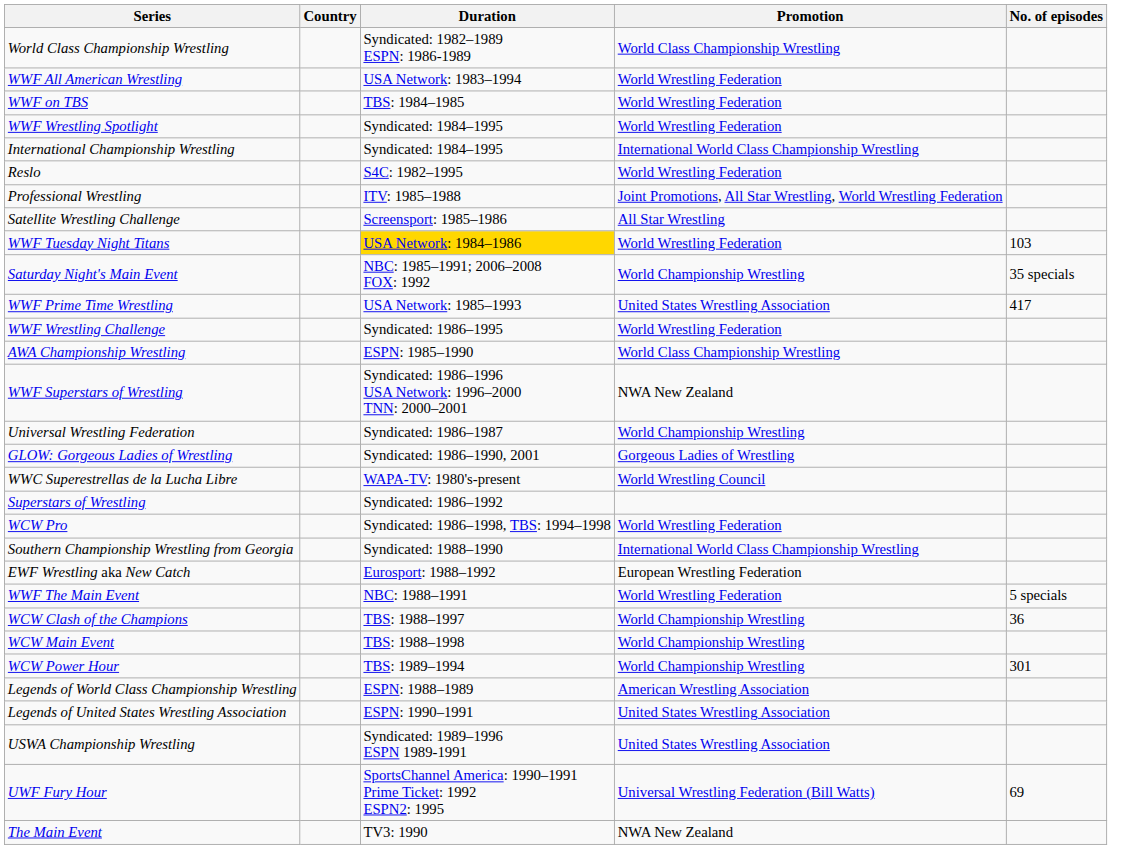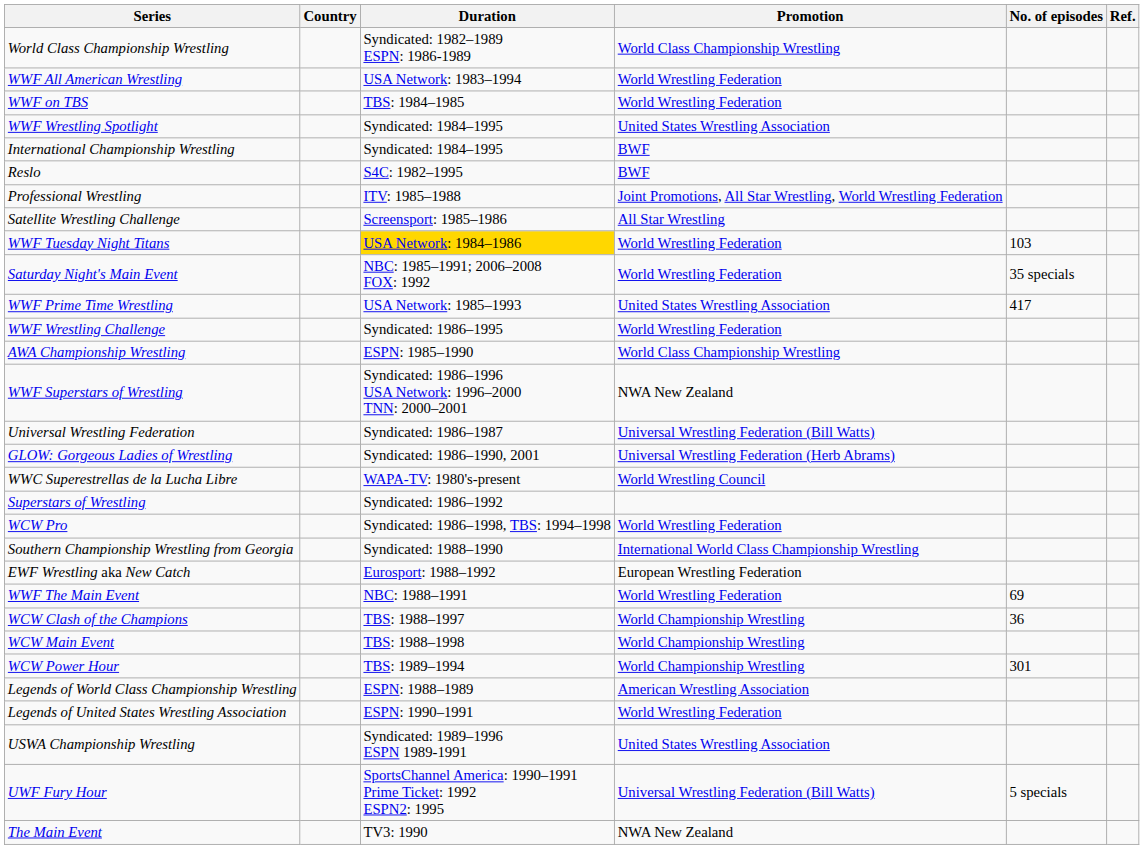+ column: (1123, 16)
(700, 126) World Wrestling Federation -> (724, 126) United States Wrestling Association
(768, 149) International World Class Championship Wrestling -> (634, 149) BWF
(700, 172) World Wrestling Federation -> (634, 172) BWF
(711, 274) World Championship Wrestling -> (700, 274) World Wrestling Federation
(711, 432) World Championship Wrestling -> (746, 432) Universal Wrestling Federation (Bill Watts)
(706, 455) Gorgeous Ladies of Wrestling -> (756, 455) Universal Wrestling Federation (Herb Abrams)
(1038, 596) 5 specials -> (1017, 596) 69
(724, 712) United States Wrestling Association -> (700, 712) World Wrestling Federation
(1017, 792) 69 -> (1038, 792) 5 specials
